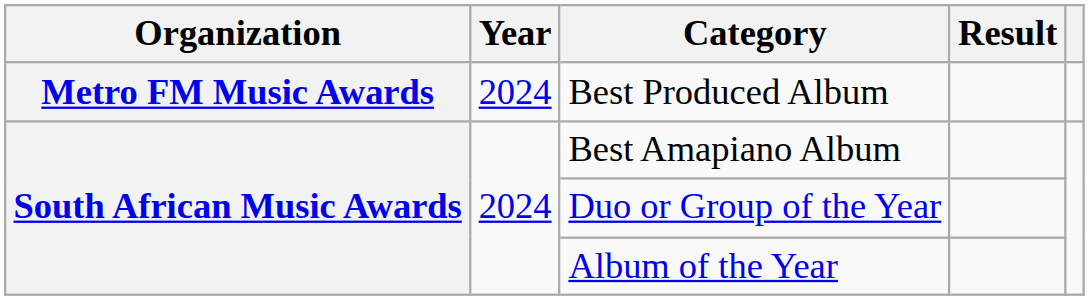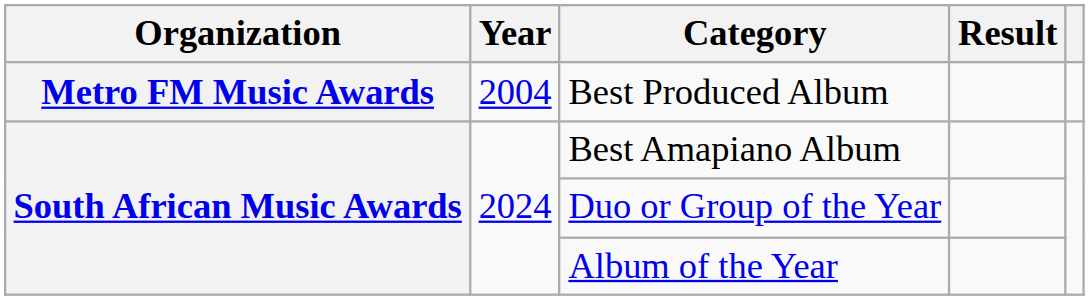(515, 91) 2024 -> (515, 91) 2004
